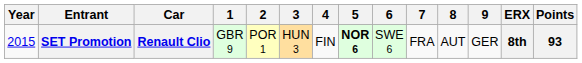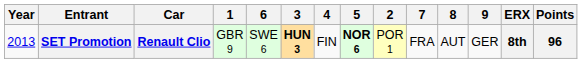columns swapped: (263, 15) <-> (389, 15)
(21, 41) 2015 -> (21, 41) 2013
(296, 41) normal -> (297, 41) bold
(555, 41) 93 -> (555, 41) 96
